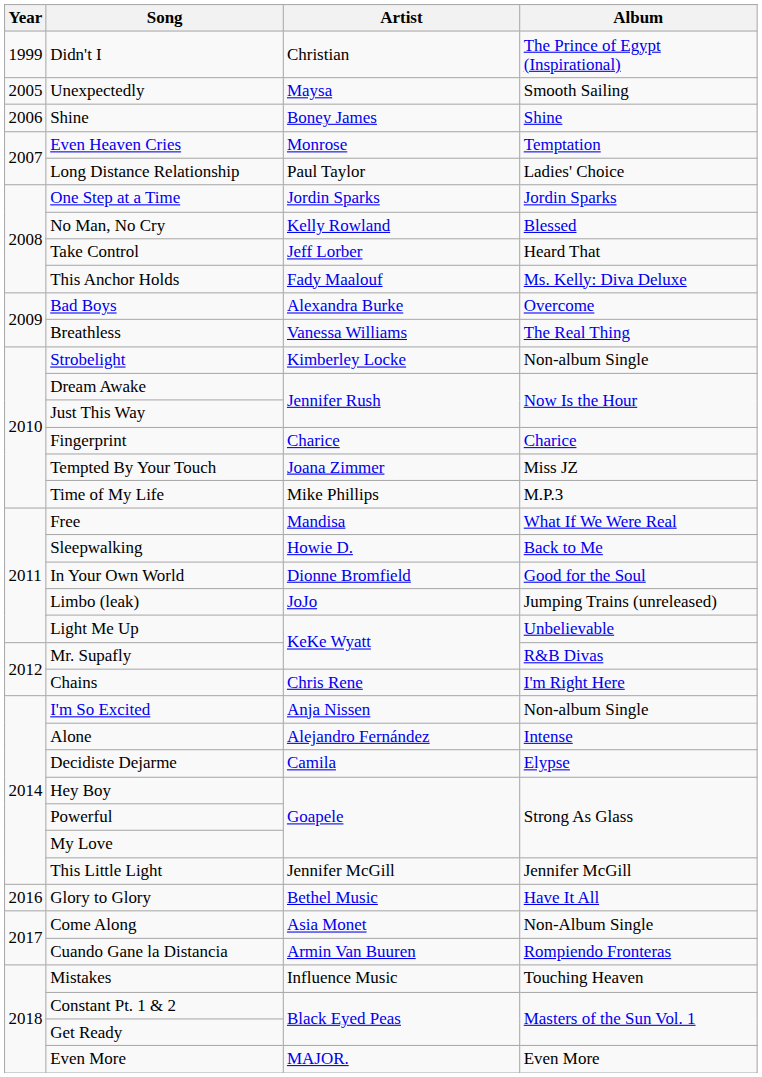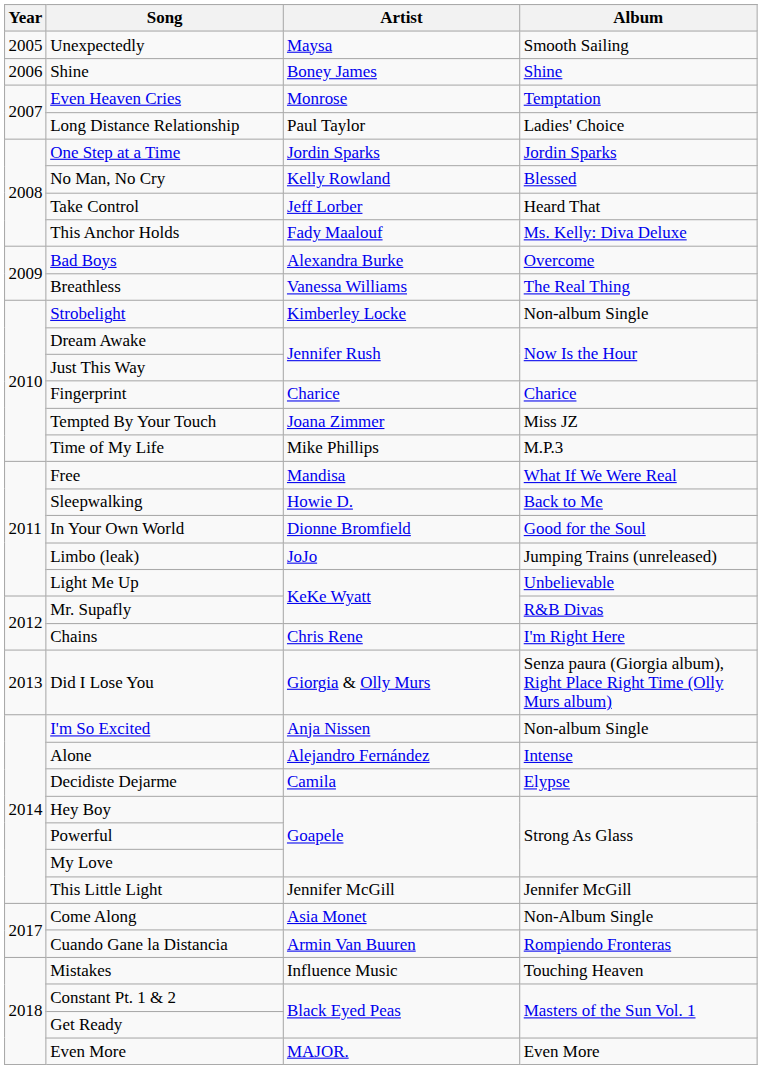- row: (76, 54)
+ row: (102, 682)
- row: (101, 897)
